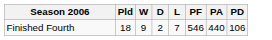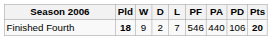+ column: (258, 12)
(125, 27) normal -> (125, 27) bold
